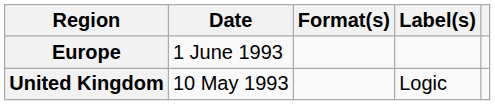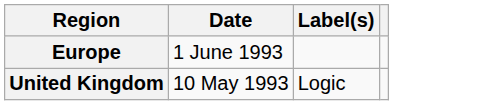- column: (344, 20)
